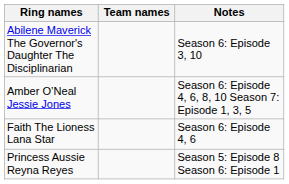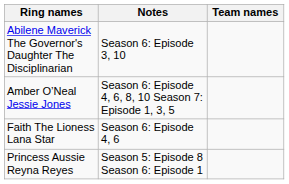columns swapped: (137, 13) <-> (229, 13)
